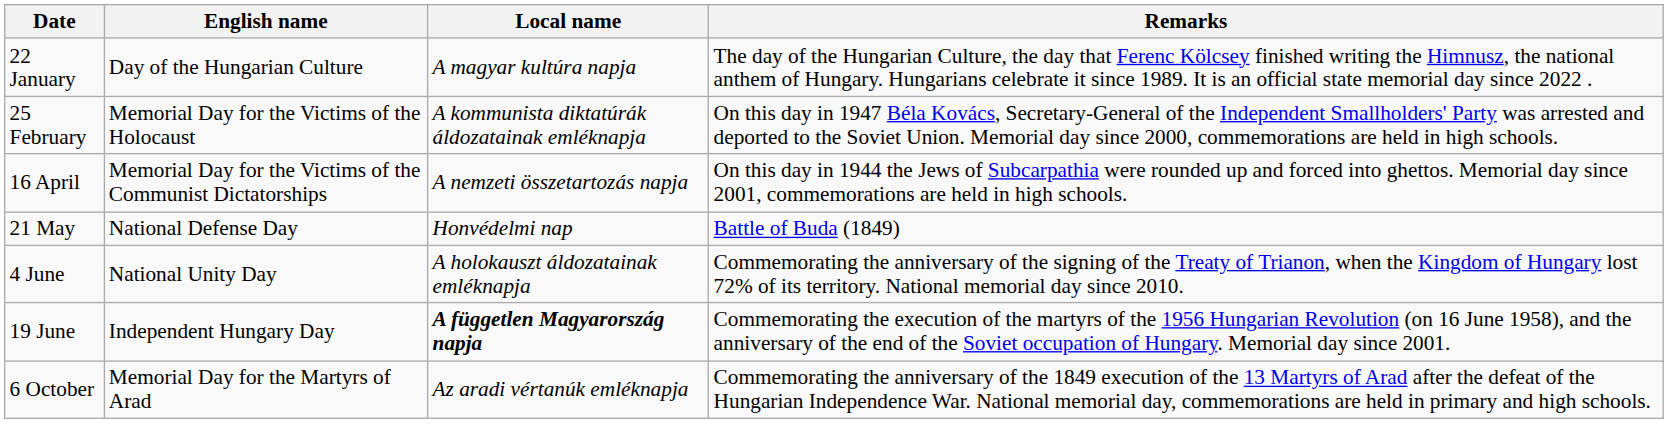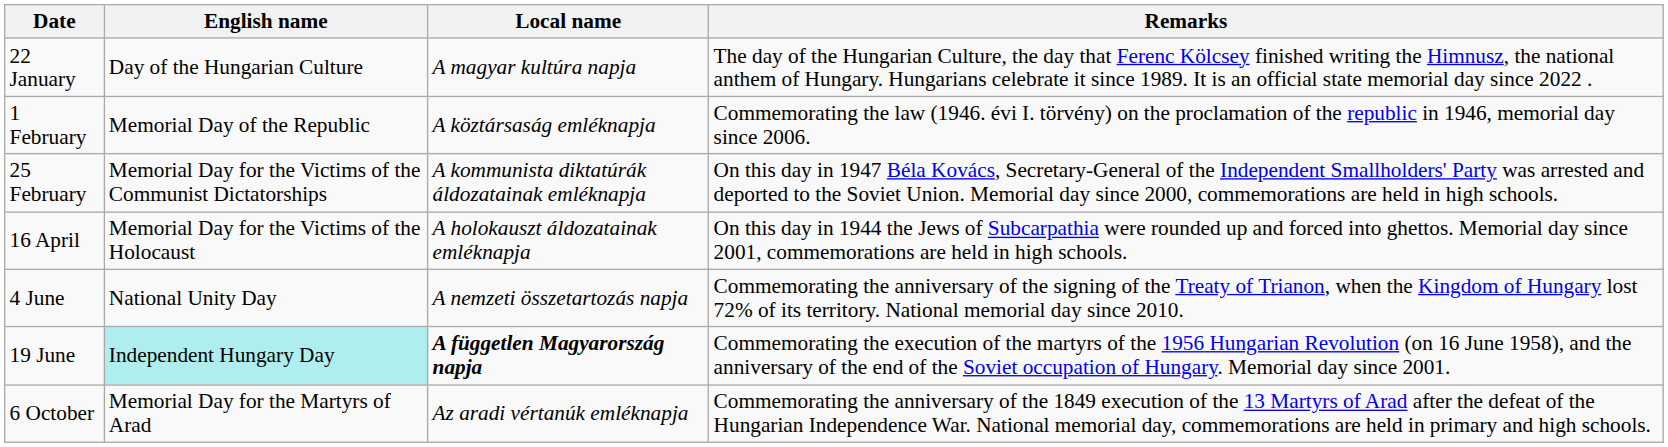+ row: (48, 124)
(265, 124) Memorial Day for the Victims of the Holocaust -> (265, 182) Memorial Day for the Victims of the Communist Dictatorships
(265, 182) Memorial Day for the Victims of the Communist Dictatorships -> (265, 240) Memorial Day for the Victims of the Holocaust
(560, 182) A nemzeti összetartozás napja -> (545, 240) A holokauszt áldozatainak emléknapja
- row: (42, 228)
(545, 273) A holokauszt áldozatainak emléknapja -> (560, 297) A nemzeti összetartozás napja
(222, 331) no background -> (222, 355) paleturquoise background
